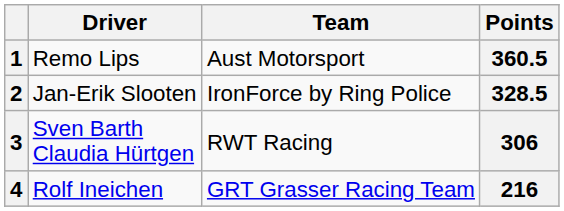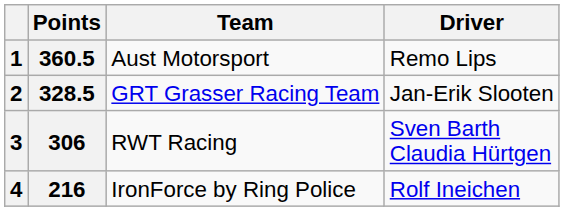columns swapped: (115, 23) <-> (519, 23)
(329, 93) IronForce by Ring Police -> (245, 93) GRT Grasser Racing Team
(341, 189) GRT Grasser Racing Team -> (234, 189) IronForce by Ring Police
